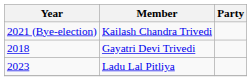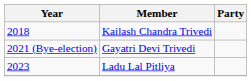(52, 31) 2021 (Bye-election) -> (18, 31) 2018
(18, 48) 2018 -> (52, 48) 2021 (Bye-election)
